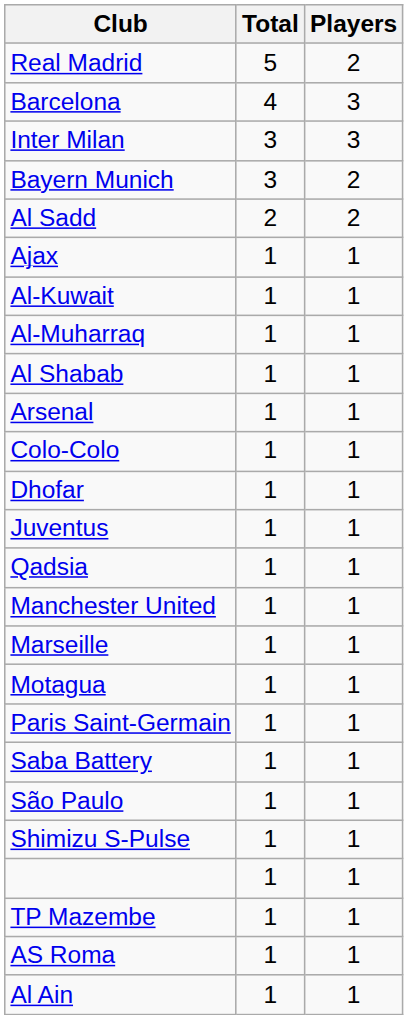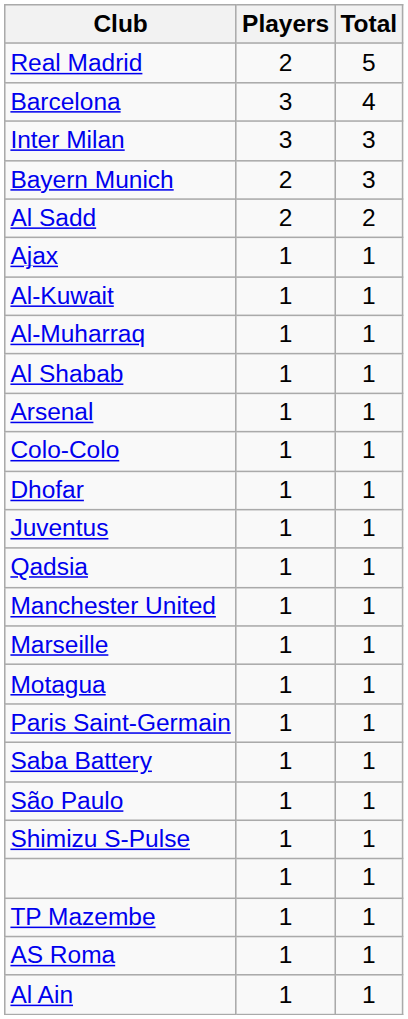columns swapped: (270, 23) <-> (354, 23)
